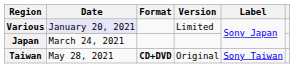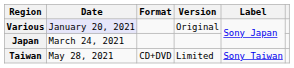(195, 26) Limited -> (198, 26) Original
(155, 56) bold -> (155, 56) normal
(198, 56) Original -> (195, 56) Limited
